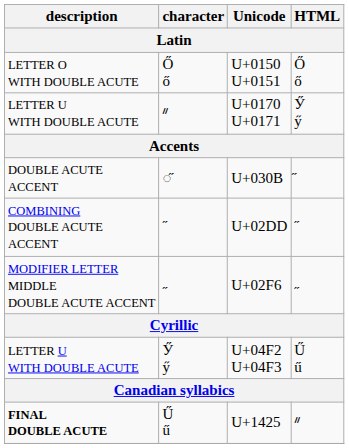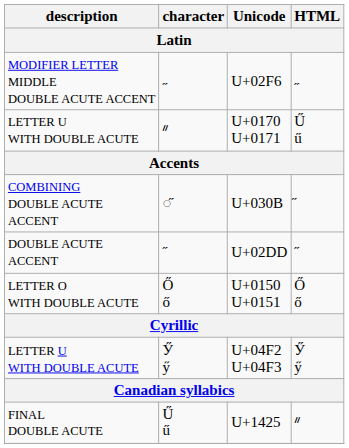rows swapped: (256, 72) <-> (256, 284)
(300, 113) Ӳ ӳ -> (300, 130) Ű ű
(55, 178) DOUBLE ACUTE ACCENT -> (55, 204) COMBINING DOUBLE ACUTE ACCENT
(55, 228) COMBINING DOUBLE ACUTE ACCENT -> (55, 253) DOUBLE ACUTE ACCENT
(300, 357) Ű ű -> (300, 357) Ӳ ӳ
(58, 422) bold -> (55, 423) normal
